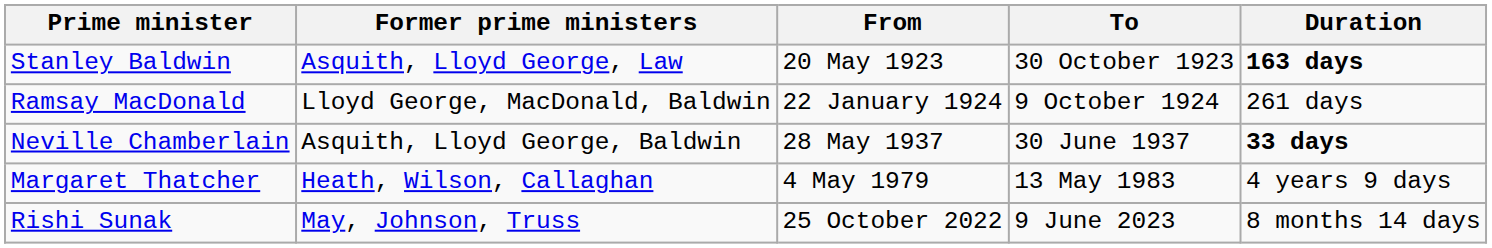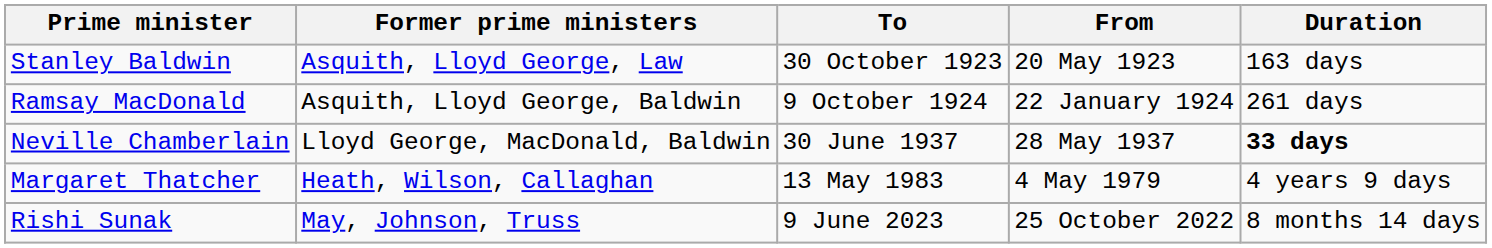columns swapped: (892, 25) <-> (1124, 25)
(1305, 65) bold -> (1305, 65) normal
(536, 104) Lloyd George, MacDonald, Baldwin -> (521, 104) Asquith, Lloyd George, Baldwin
(521, 144) Asquith, Lloyd George, Baldwin -> (536, 144) Lloyd George, MacDonald, Baldwin
